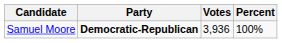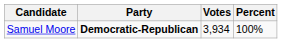(216, 29) 3,936 -> (216, 29) 3,934
